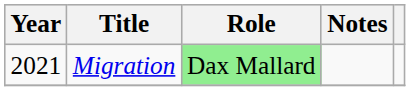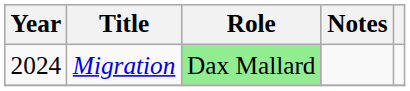(36, 64) 2021 -> (36, 64) 2024
